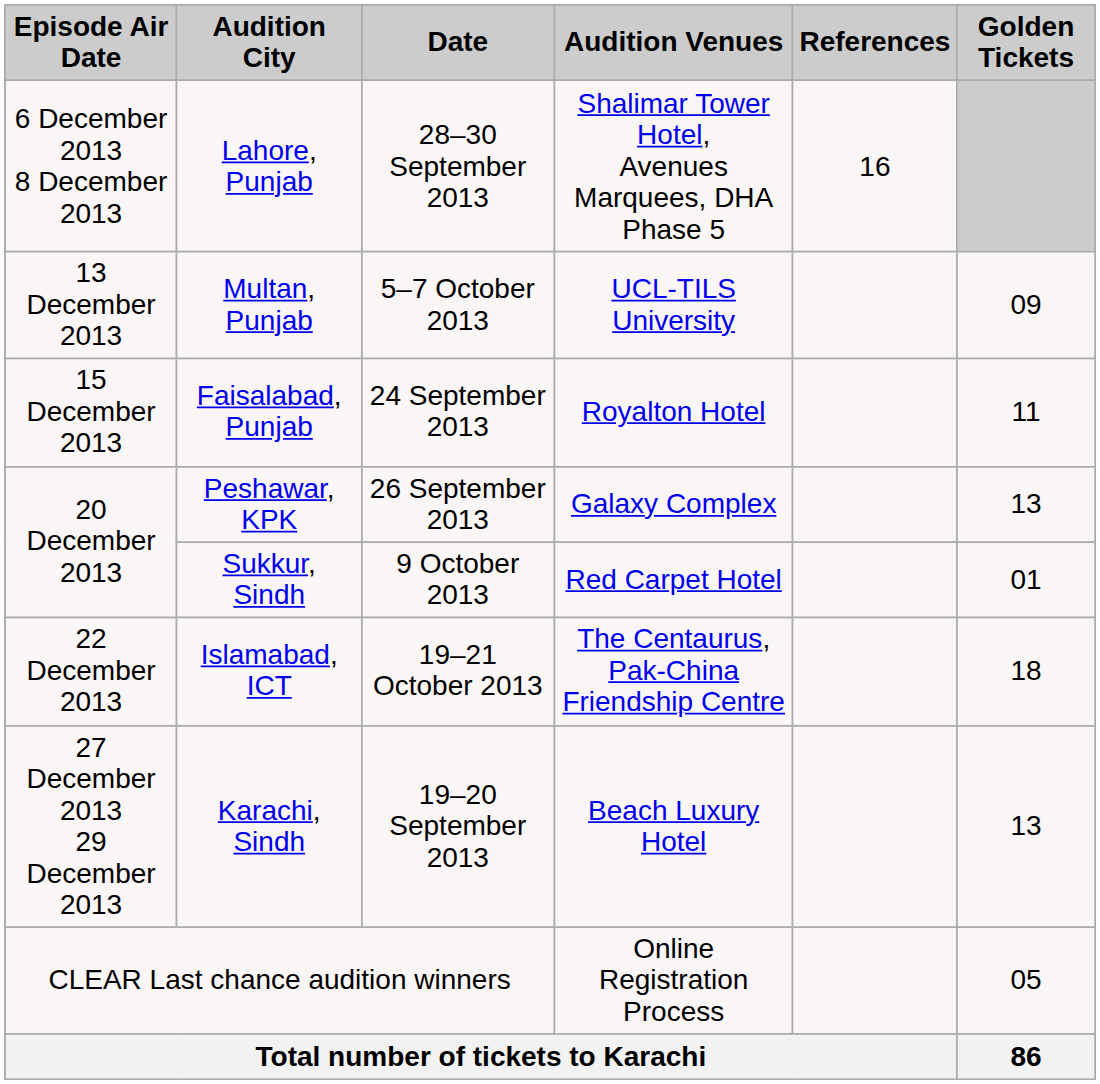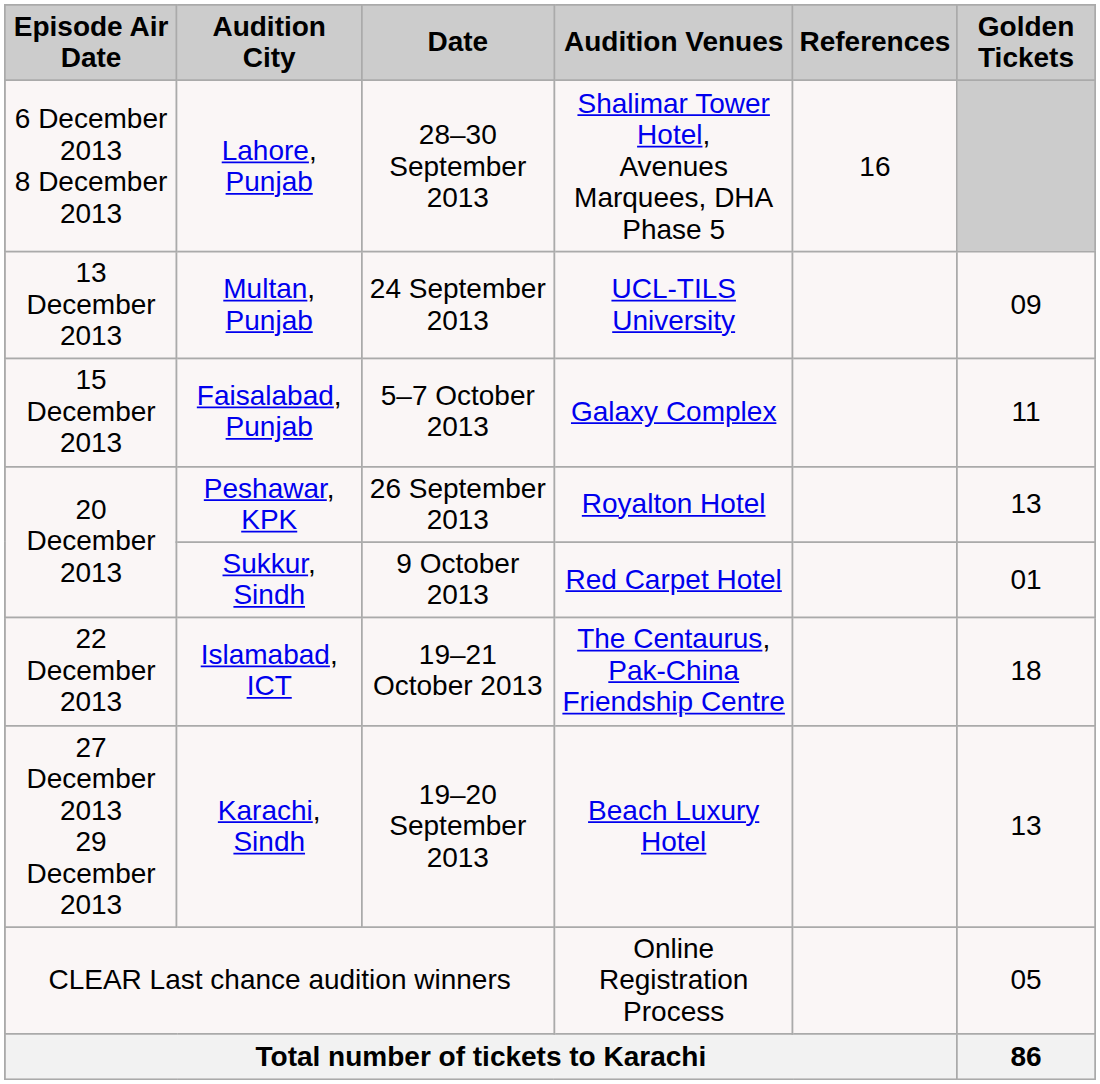(458, 304) 5–7 October 2013 -> (458, 304) 24 September 2013
(458, 411) 24 September 2013 -> (458, 411) 5–7 October 2013
(674, 411) Royalton Hotel -> (674, 411) Galaxy Complex
(674, 503) Galaxy Complex -> (674, 503) Royalton Hotel
